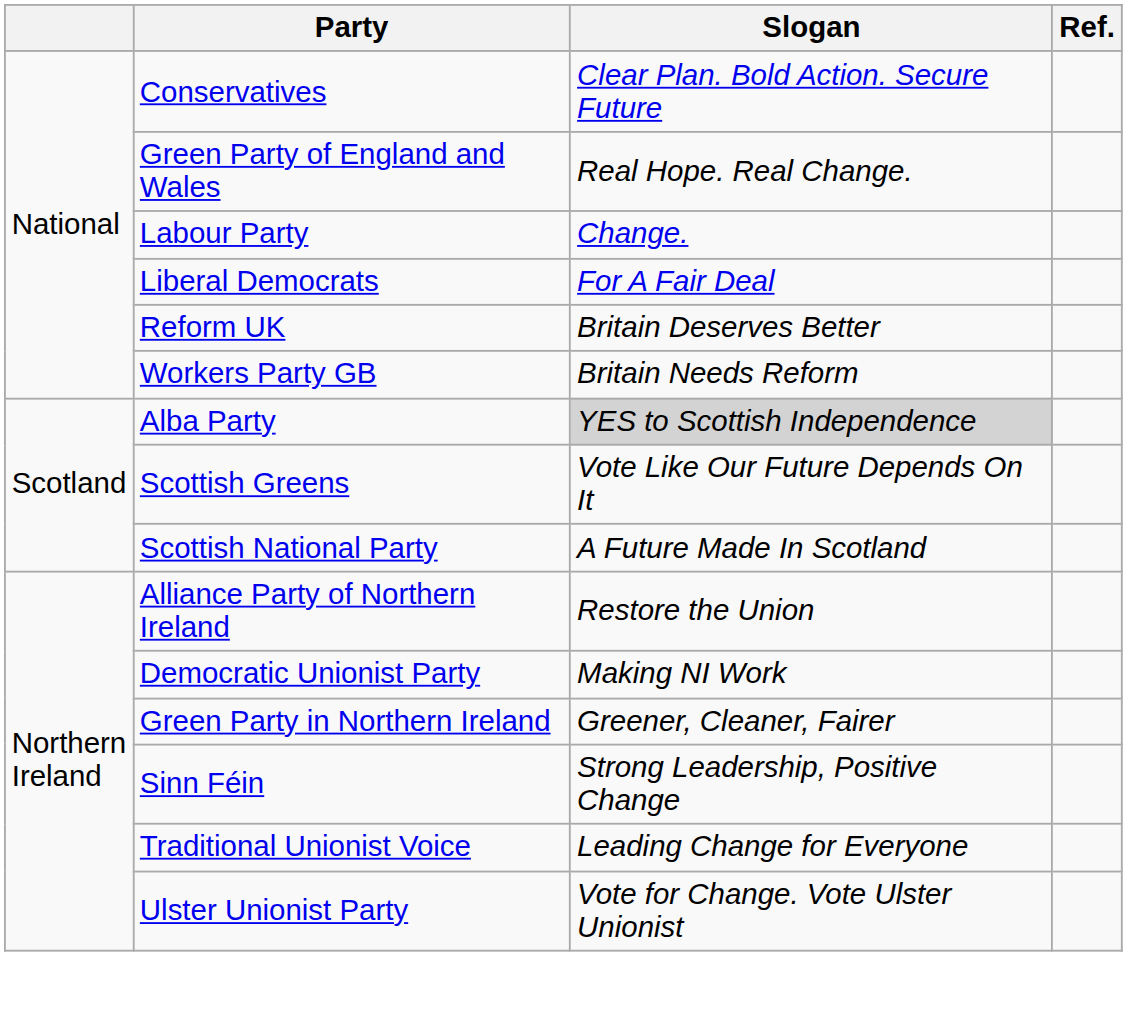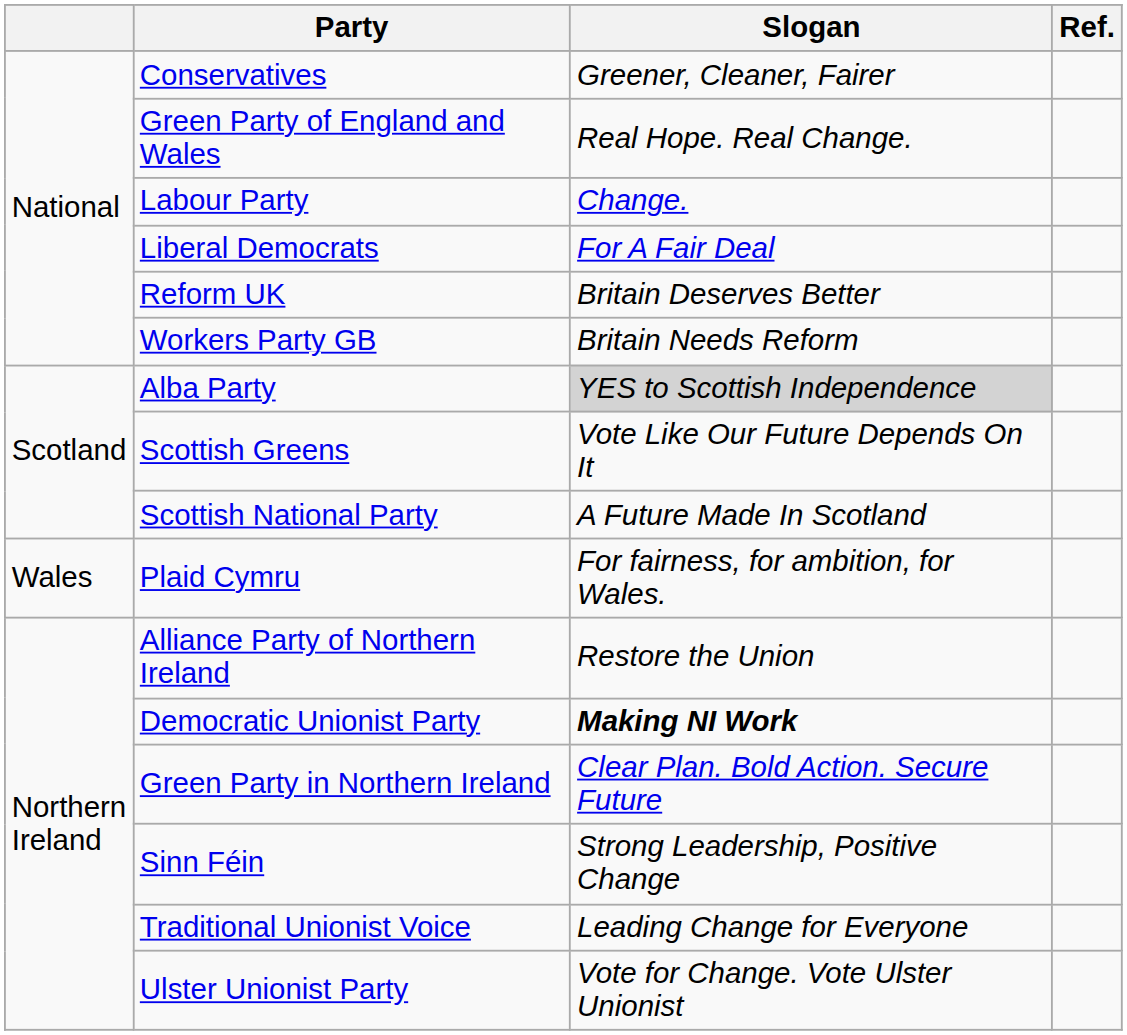(783, 91) Clear Plan. Bold Action. Secure Future -> (736, 74) Greener, Cleaner, Fairer
+ row: (220, 577)
(682, 673) normal -> (687, 720) bold
(736, 720) Greener, Cleaner, Fairer -> (783, 783) Clear Plan. Bold Action. Secure Future
